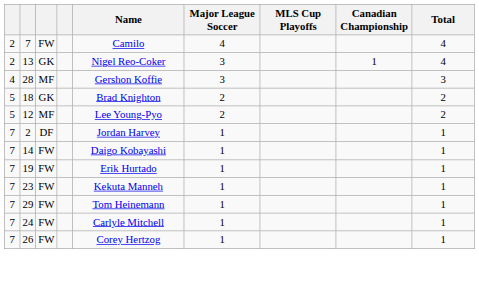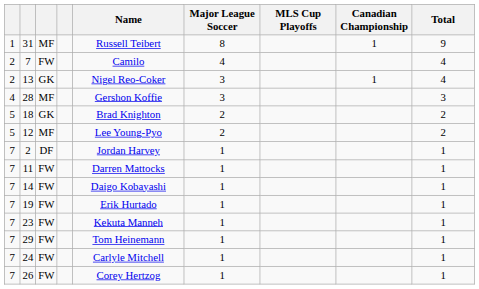+ row: (28, 44)
+ row: (28, 168)
